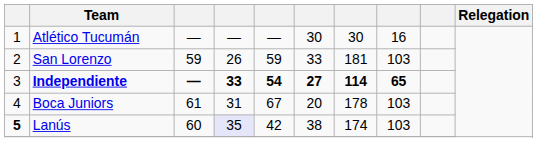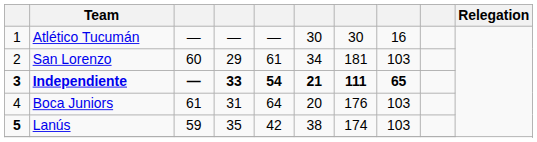(194, 59) 59 -> (194, 59) 60
(234, 59) 26 -> (234, 59) 29
(274, 59) 59 -> (274, 59) 61
(314, 59) 33 -> (314, 59) 34
(17, 81) normal -> (17, 81) bold
(314, 81) 27 -> (314, 81) 21
(356, 81) 114 -> (356, 81) 111
(274, 103) 67 -> (274, 103) 64
(356, 103) 178 -> (356, 103) 176
(194, 125) 60 -> (194, 125) 59
(234, 125) lavender background -> (234, 125) no background
